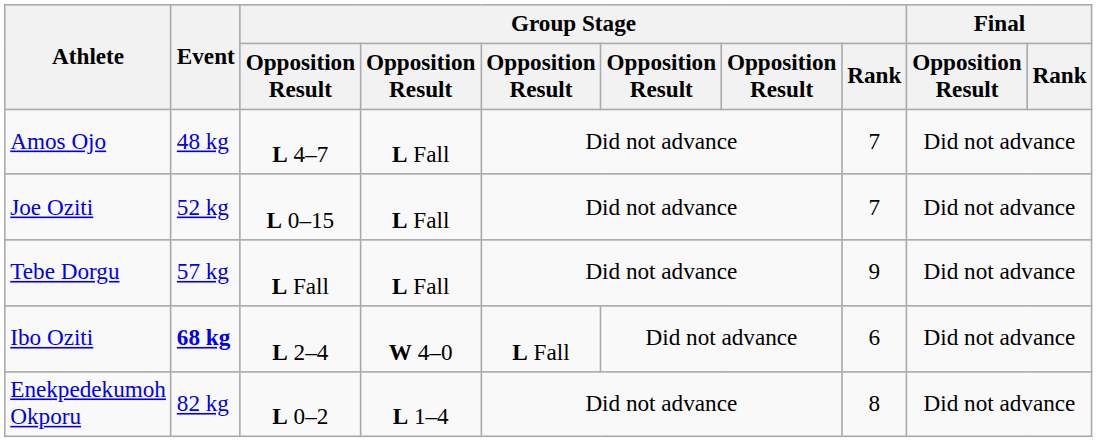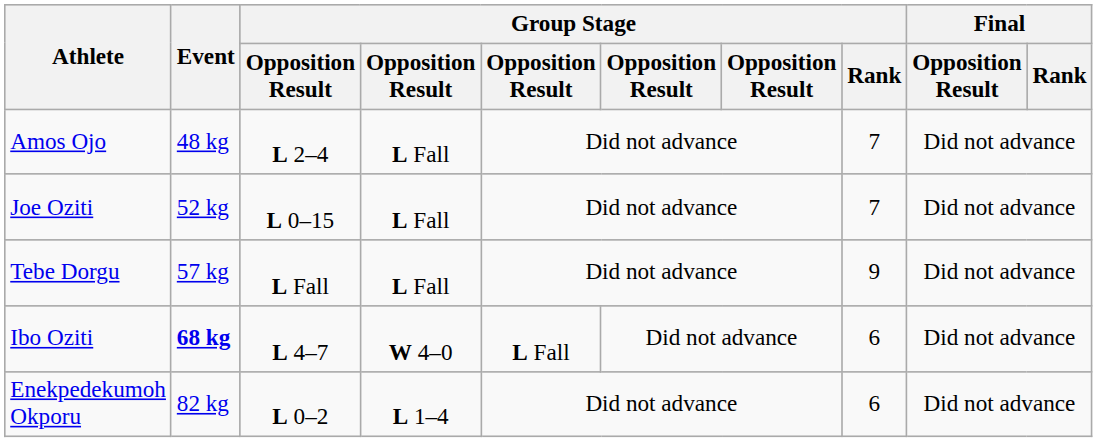(300, 155) L 4–7 -> (300, 155) L 2–4
(300, 352) L 2–4 -> (300, 352) L 4–7
(874, 403) 8 -> (874, 403) 6
